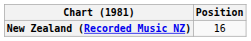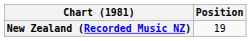(220, 29) 16 -> (220, 29) 19
